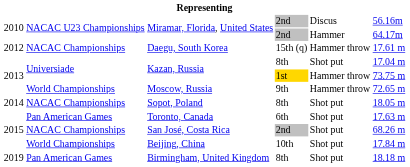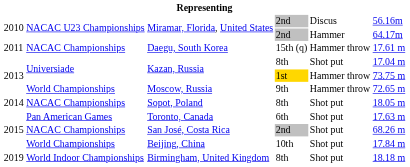(14, 48) 2012 -> (14, 48) 2011
(69, 157) Pan American Games -> (85, 157) World Indoor Championships
